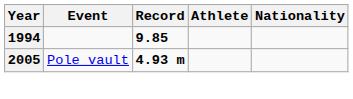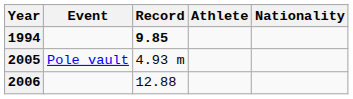(160, 60) bold -> (160, 60) normal
+ row: (24, 82)
